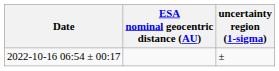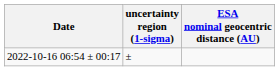columns swapped: (169, 26) <-> (245, 26)
